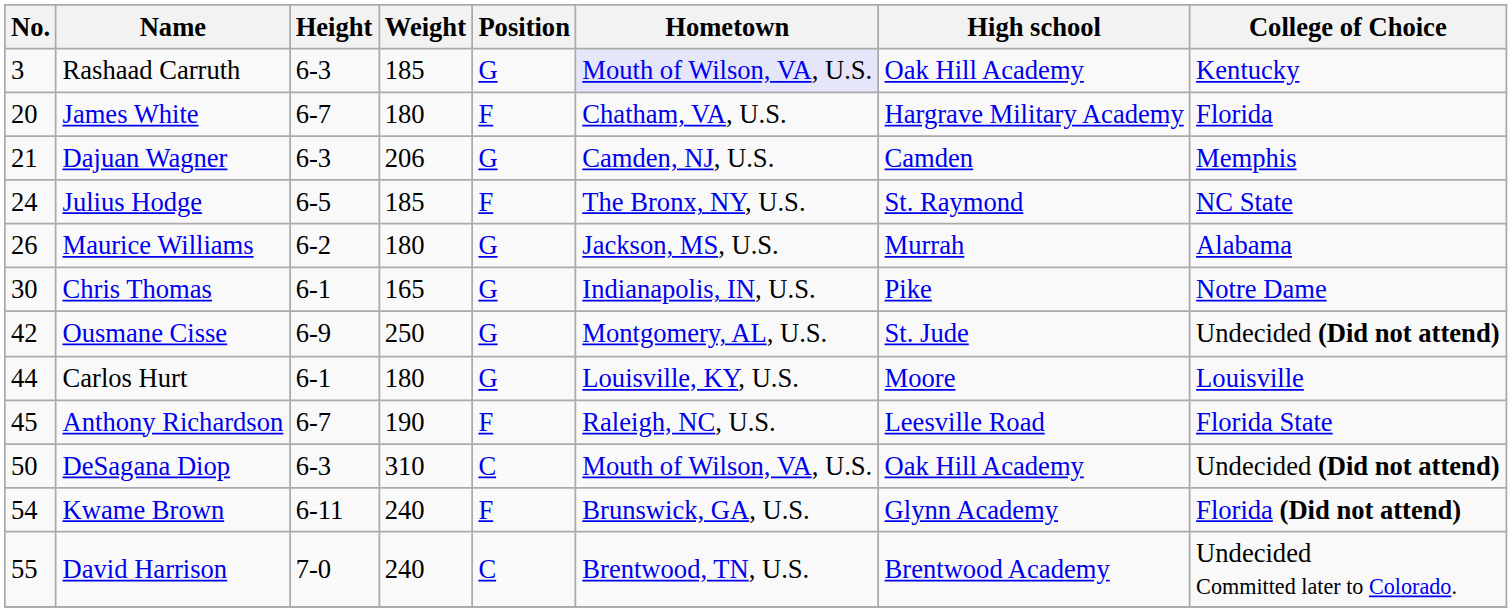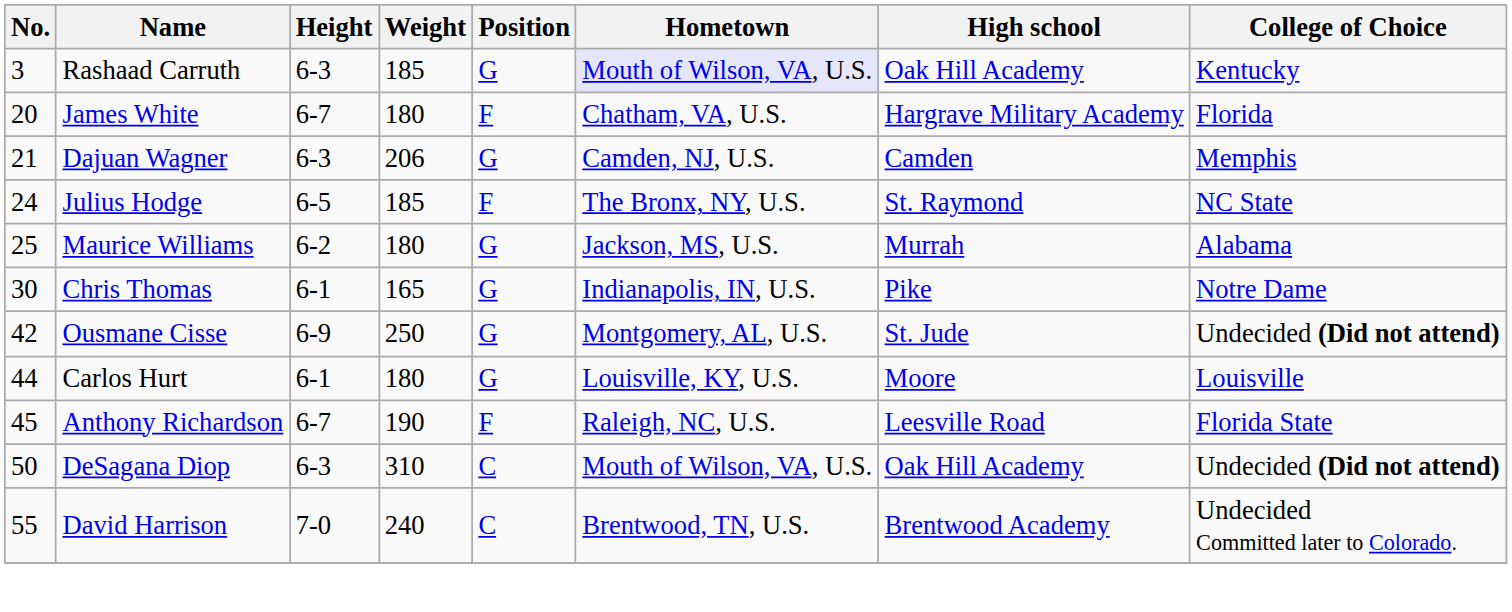(24, 245) 26 -> (24, 245) 25
- row: (143, 509)
